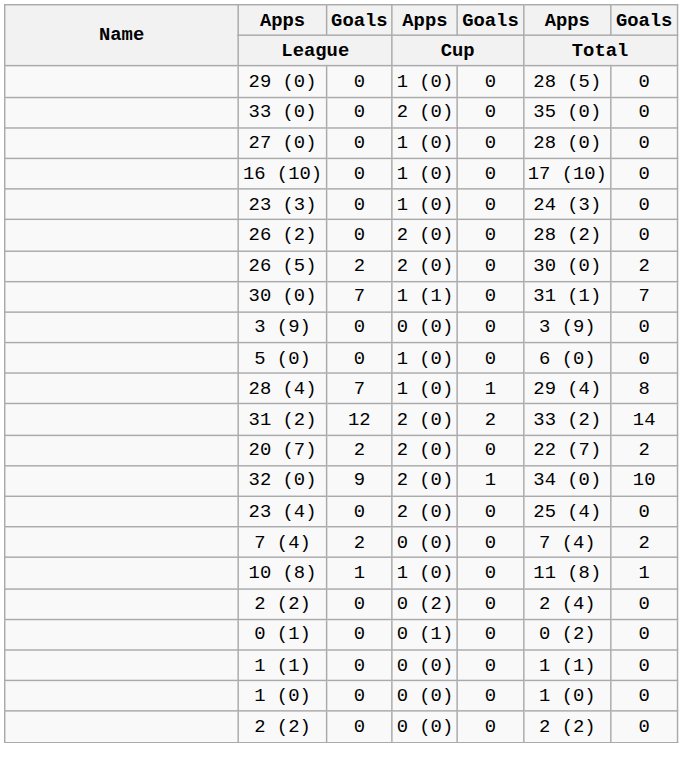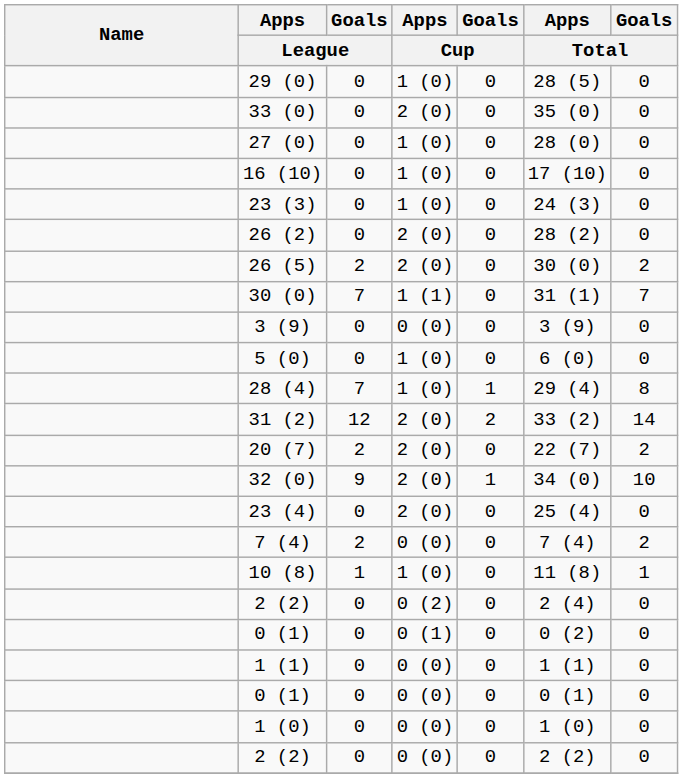+ row: (283, 696)
